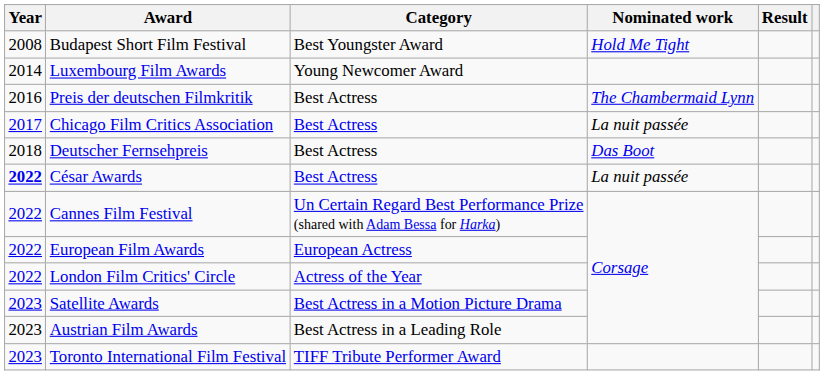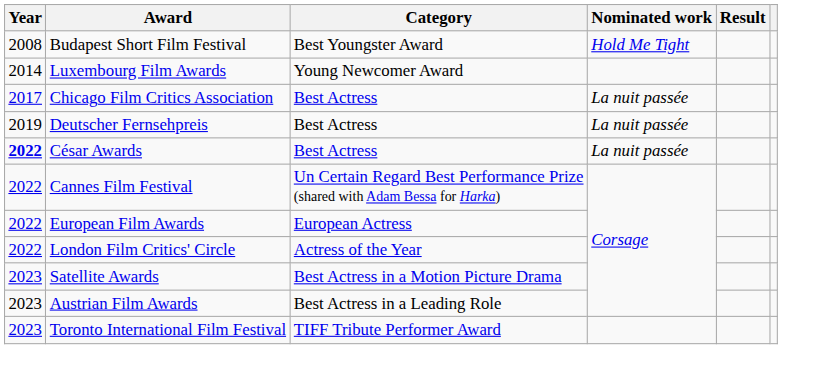- row: (151, 97)
(25, 151) 2018 -> (25, 124) 2019
(623, 151) Das Boot -> (640, 124) La nuit passée
